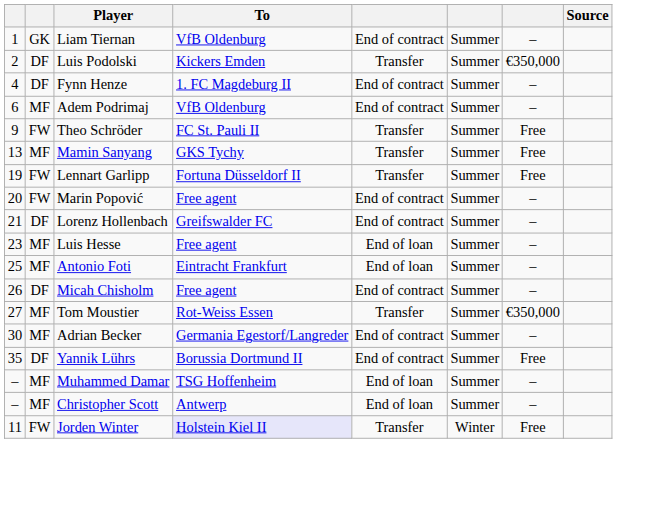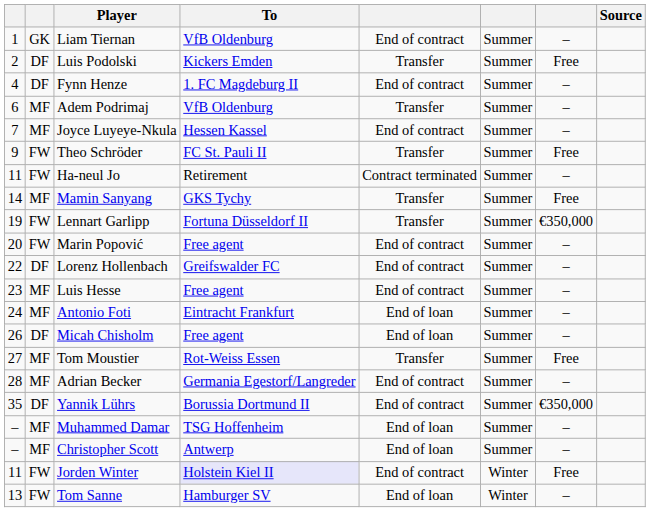(533, 61) €350,000 -> (566, 61) Free
(399, 107) End of contract -> (420, 107) Transfer
+ row: (117, 130)
+ row: (88, 175)
(15, 152) 13 -> (15, 198) 14
(533, 175) Free -> (566, 221) €350,000
(15, 221) 21 -> (15, 267) 22
(399, 244) End of loan -> (420, 289) End of contract
(15, 267) 25 -> (15, 312) 24
(399, 289) End of contract -> (420, 335) End of loan
(533, 312) €350,000 -> (566, 358) Free
(15, 335) 30 -> (15, 381) 28
(533, 358) Free -> (566, 404) €350,000
(399, 426) Transfer -> (420, 472) End of contract
+ row: (90, 495)
